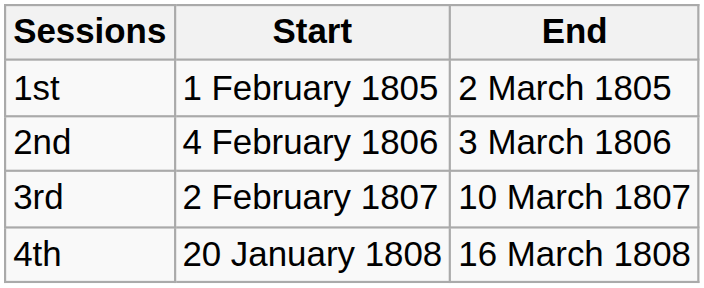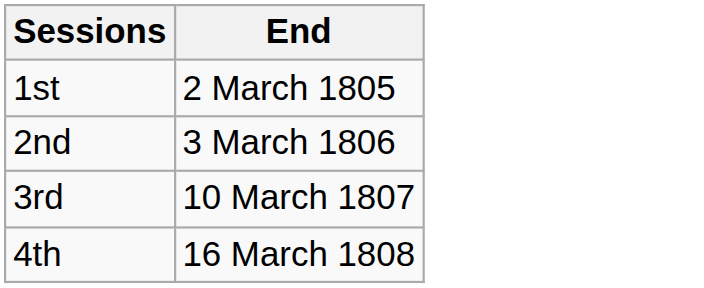- column: (312, 32)
